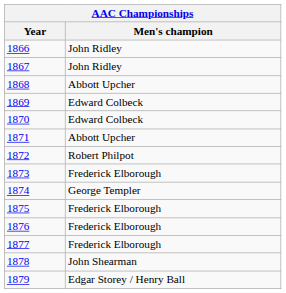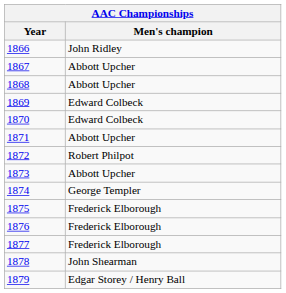(95, 66) John Ridley -> (102, 66) Abbott Upcher
(115, 173) Frederick Elborough -> (102, 173) Abbott Upcher
